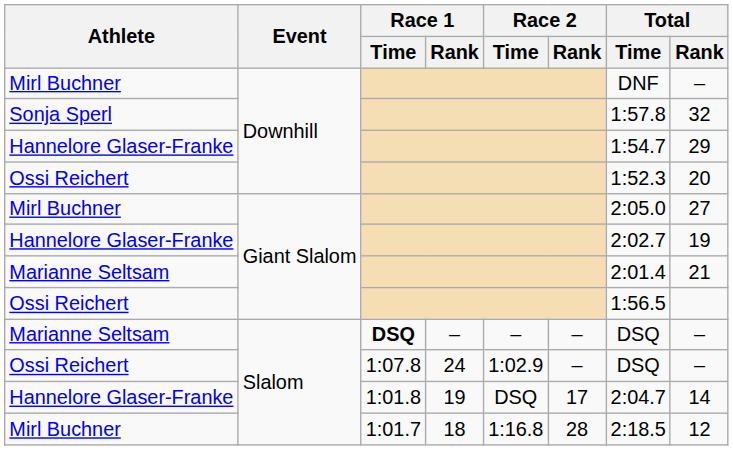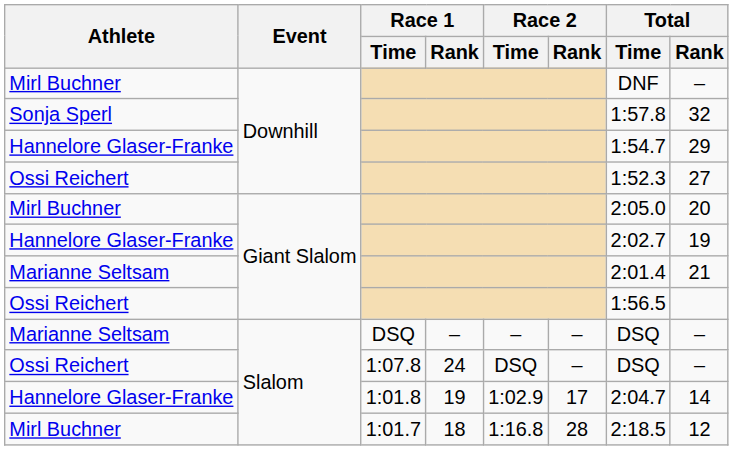(699, 178) 20 -> (699, 178) 27
(699, 209) 27 -> (699, 209) 20
(393, 335) bold -> (393, 335) normal
(516, 366) 1:02.9 -> (516, 366) DSQ
(516, 398) DSQ -> (516, 398) 1:02.9
